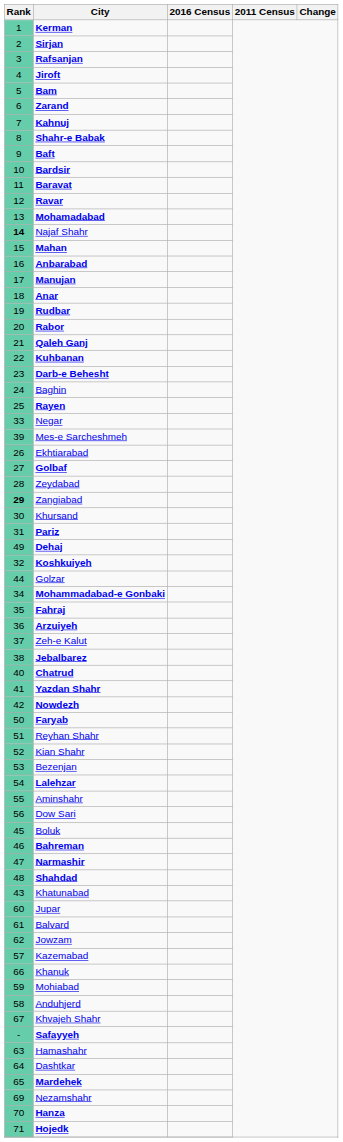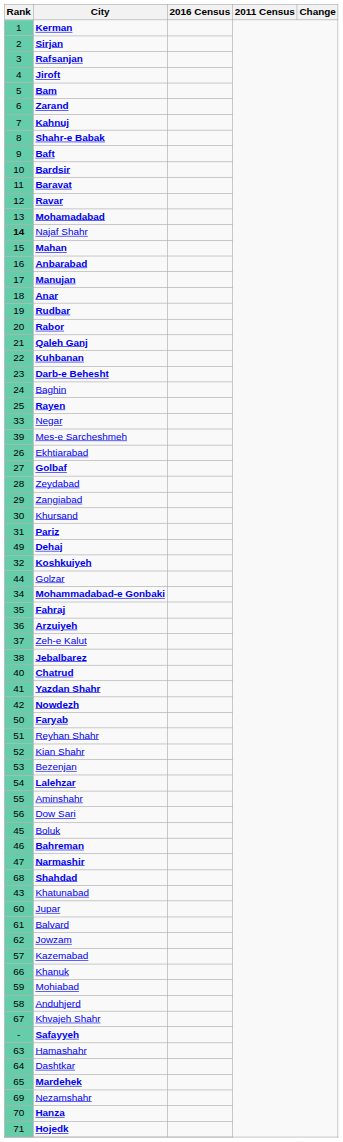(19, 500) bold -> (19, 500) normal
(19, 877) 48 -> (19, 877) 68
